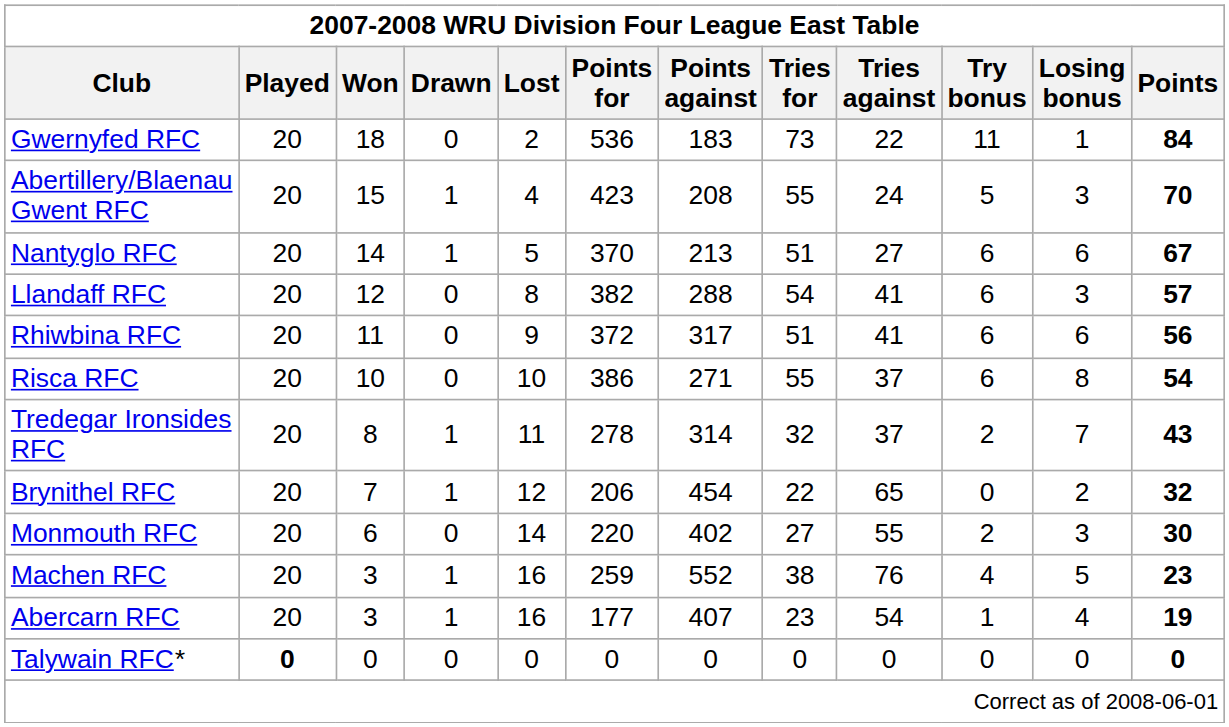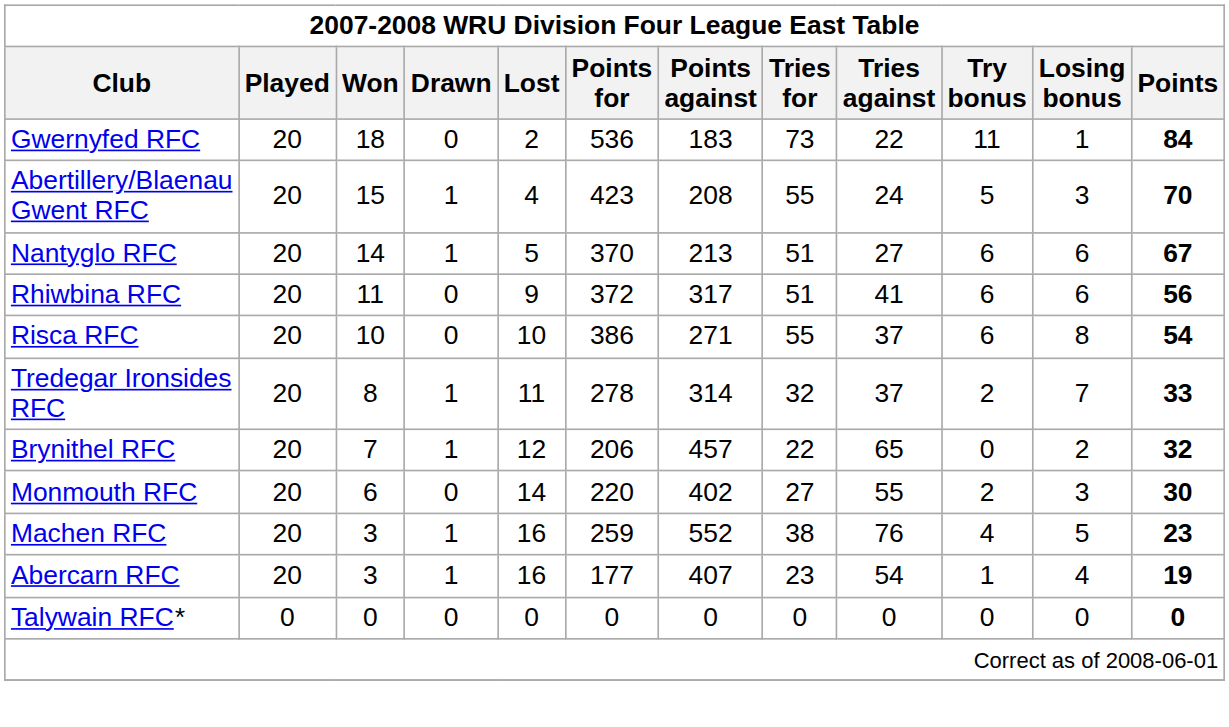- row: (88, 294)
(1178, 435) 43 -> (1178, 393) 33
(711, 491) 454 -> (711, 449) 457
(287, 659) bold -> (287, 617) normal
